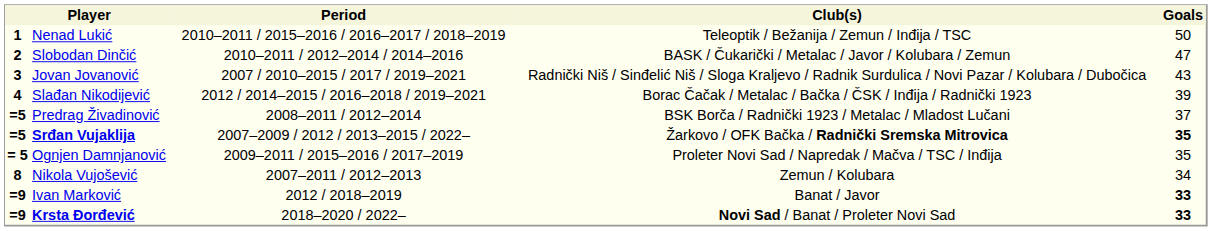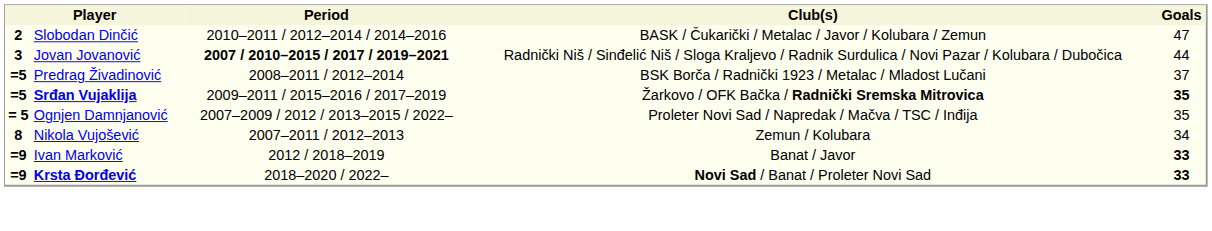- row: (72, 35)
(344, 75) normal -> (326, 55) bold
(1183, 75) 43 -> (1182, 55) 44
- row: (91, 95)
(344, 135) 2007–2009 / 2012 / 2013–2015 / 2022– -> (326, 95) 2009–2011 / 2015–2016 / 2017–2019
(344, 155) 2009–2011 / 2015–2016 / 2017–2019 -> (326, 115) 2007–2009 / 2012 / 2013–2015 / 2022–
